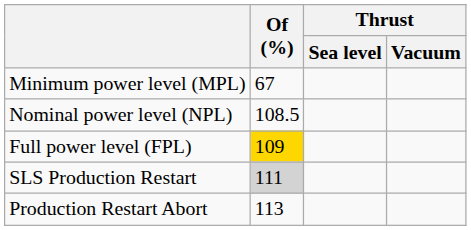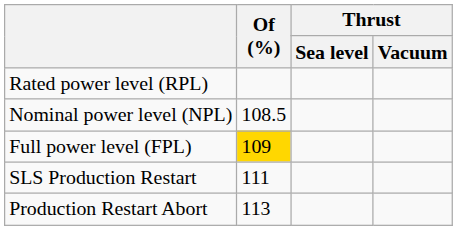- row: (127, 83)
+ row: (109, 83)
(269, 177) lightgrey background -> (256, 177) no background
